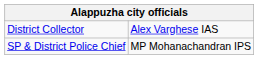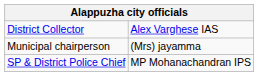+ row: (59, 46)
